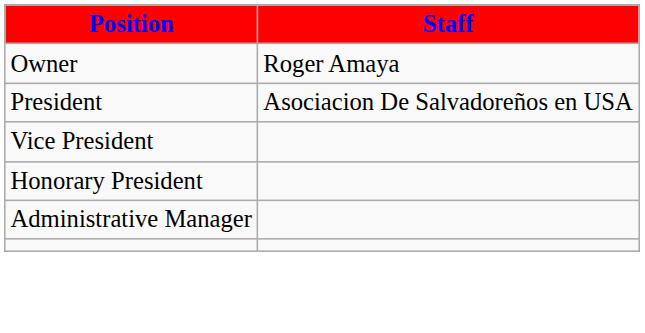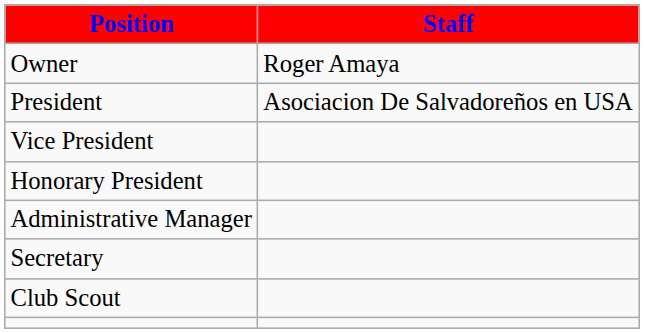+ row: (57, 258)
+ row: (66, 297)
